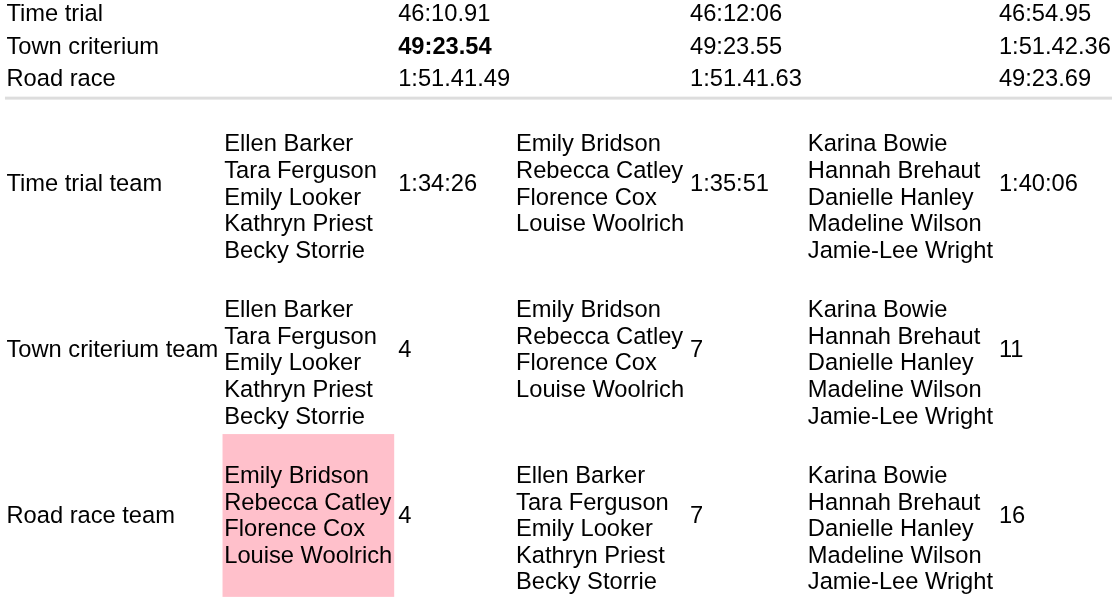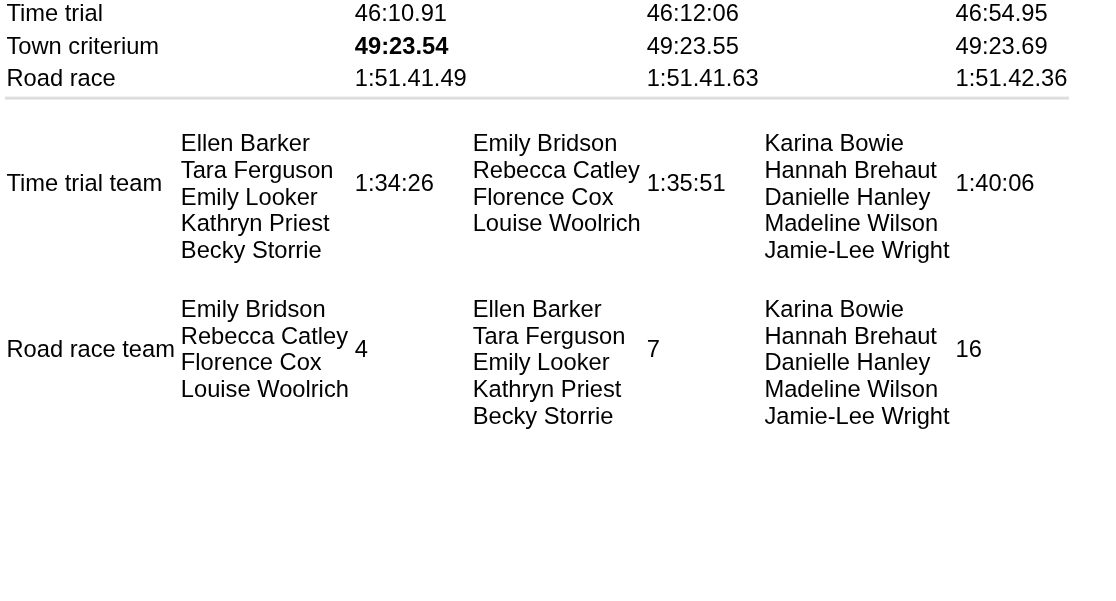(1055, 46) 1:51.42.36 -> (1002, 46) 49:23.69
(1045, 78) 49:23.69 -> (1011, 78) 1:51.42.36
- row: (112, 349)
(308, 515) pink background -> (265, 349) no background
